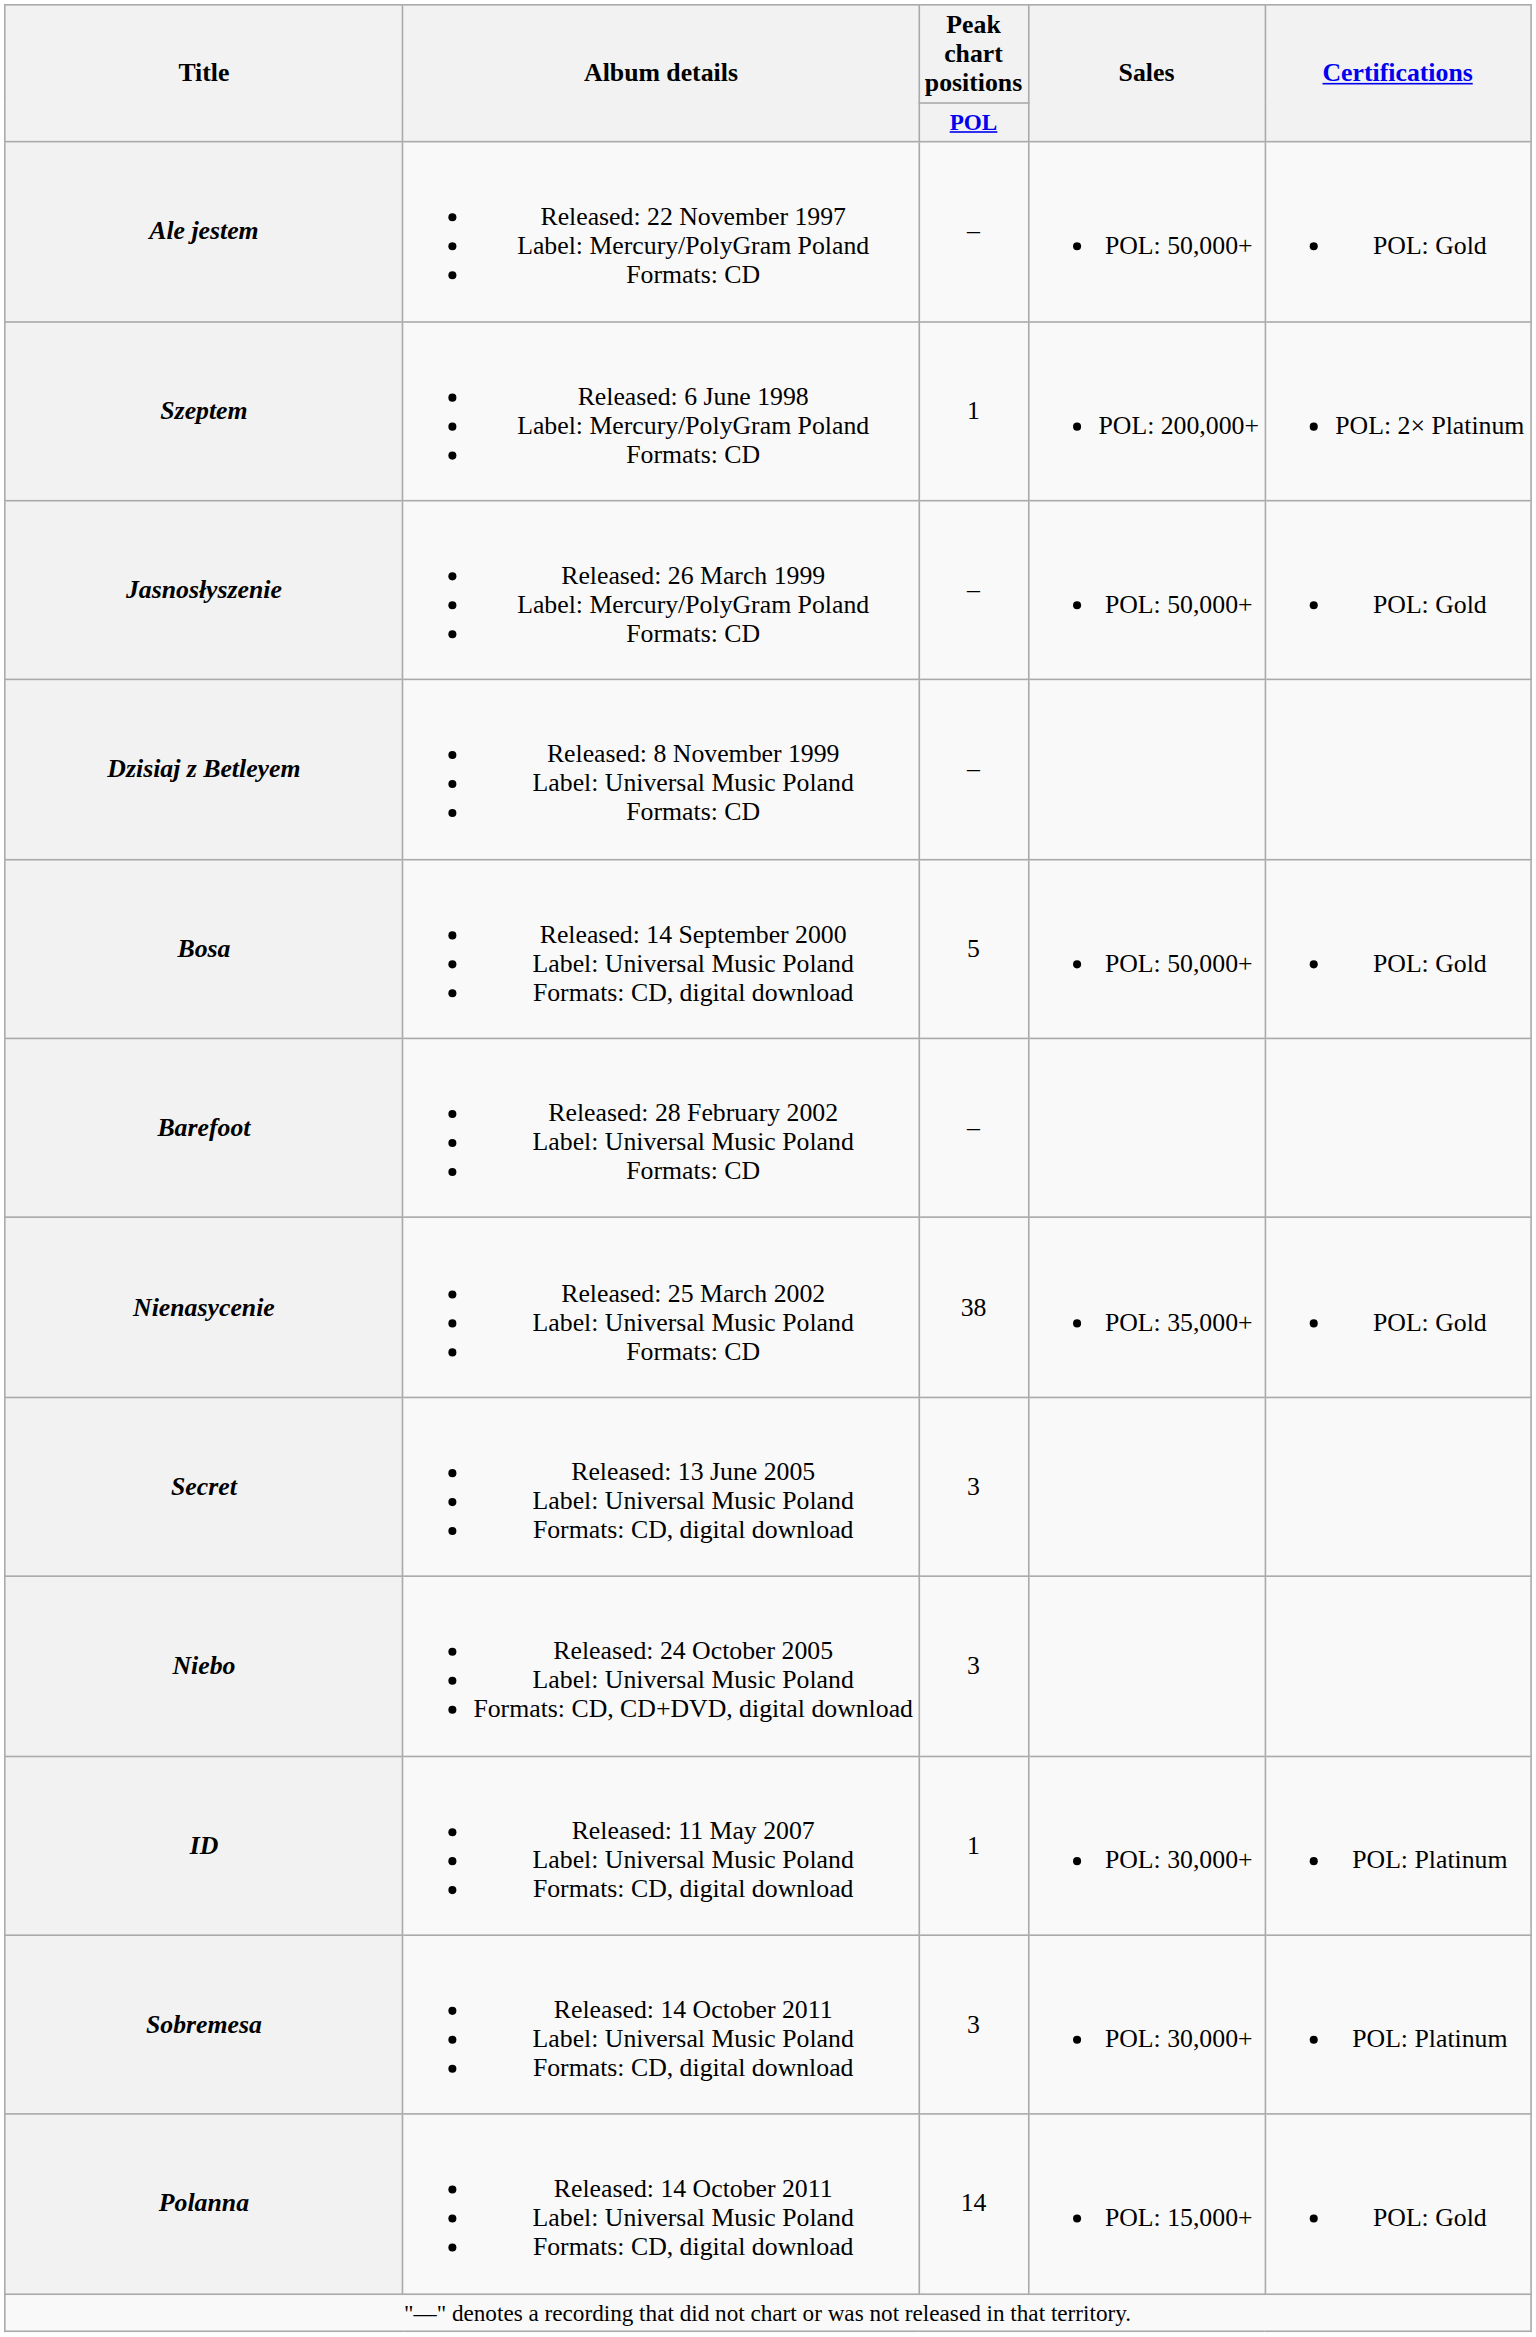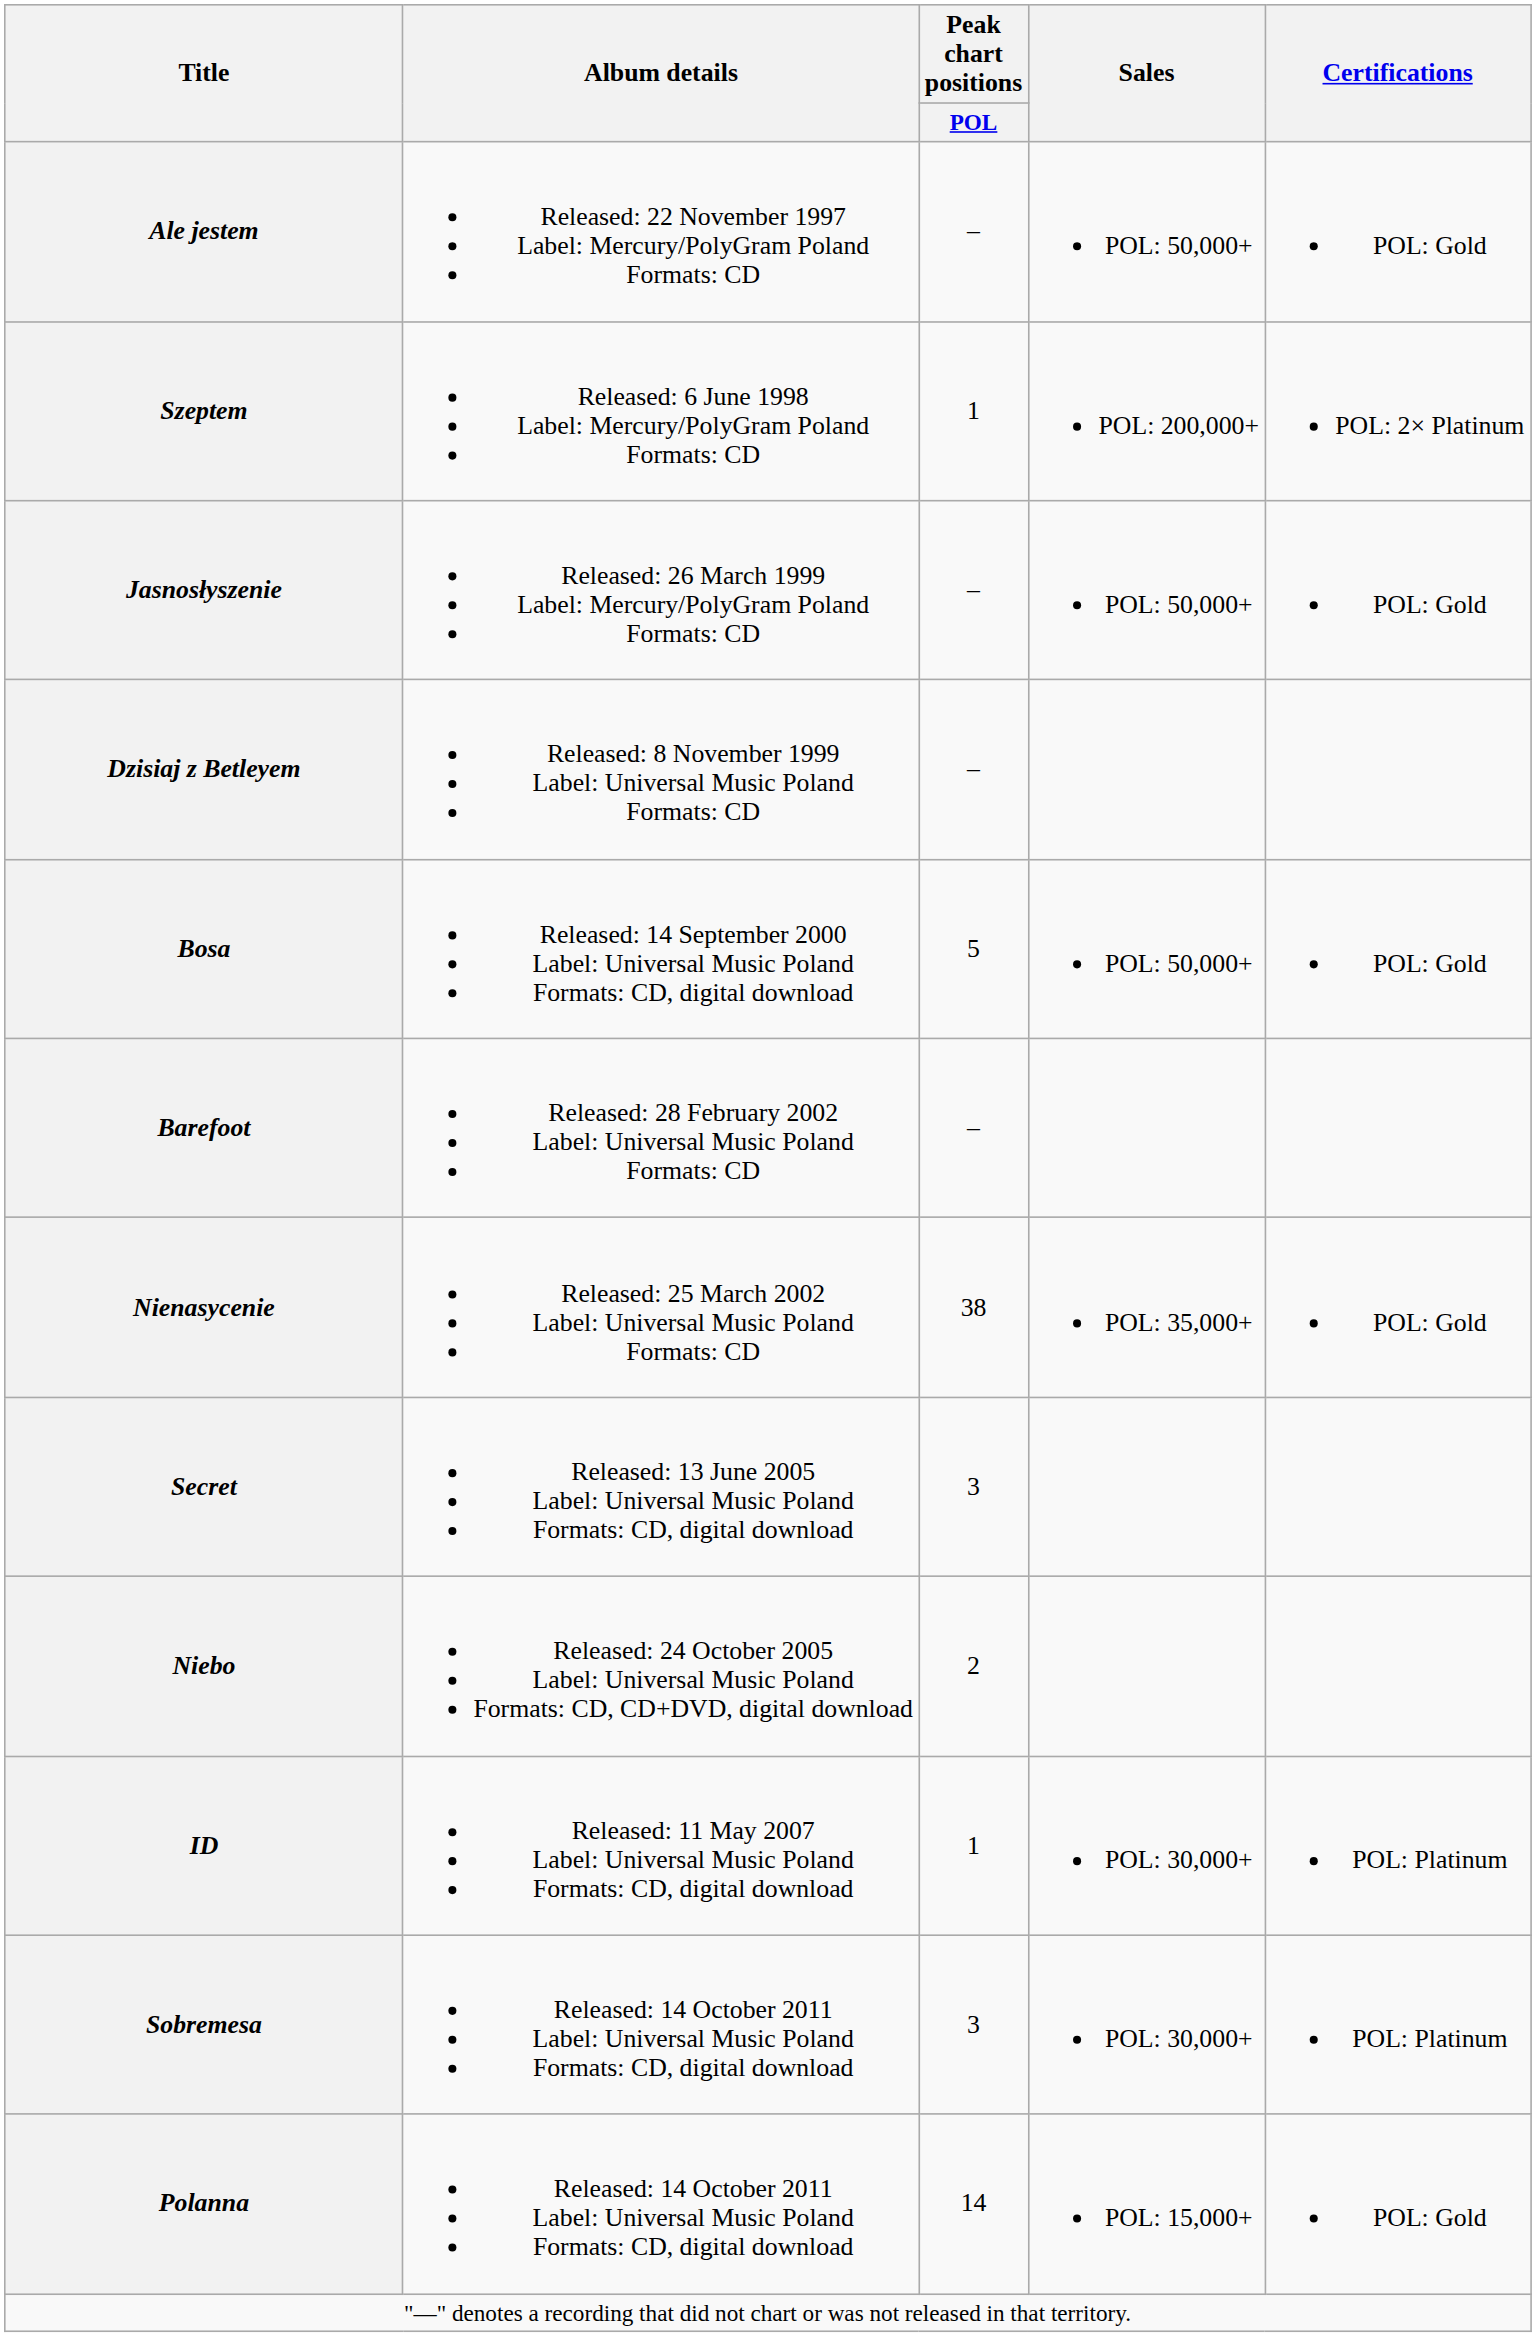(974, 1665) 3 -> (974, 1665) 2
